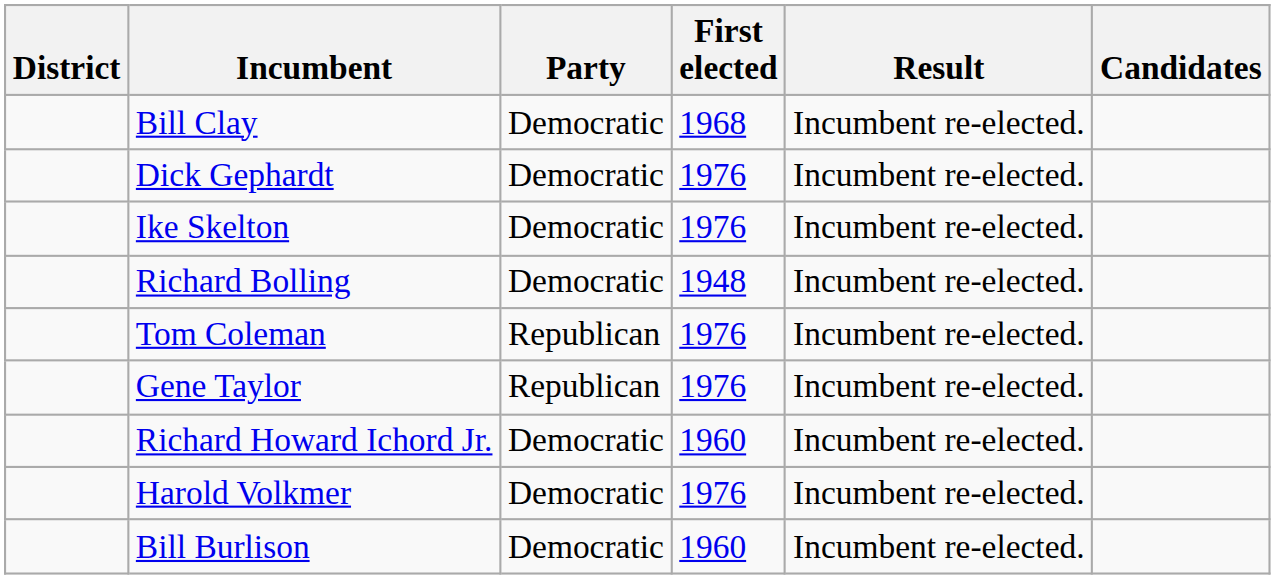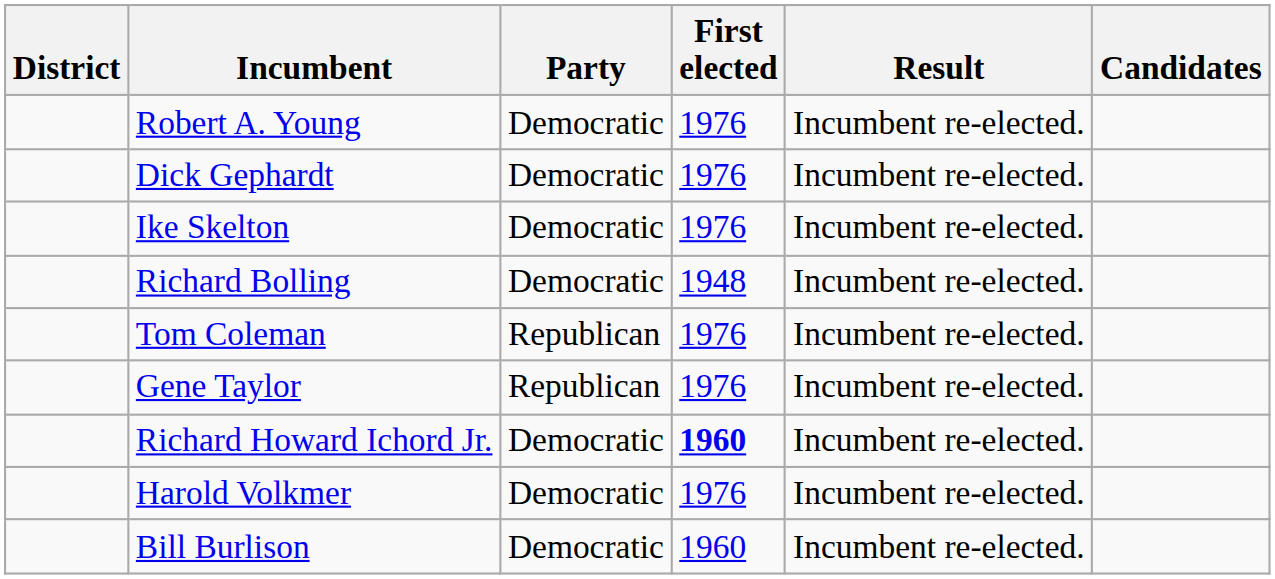- row: (197, 121)
+ row: (248, 121)
(713, 439) normal -> (713, 439) bold
